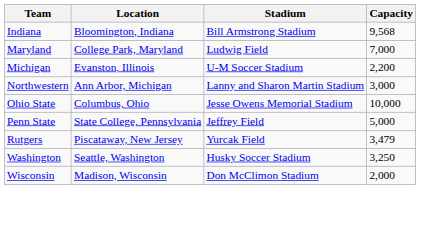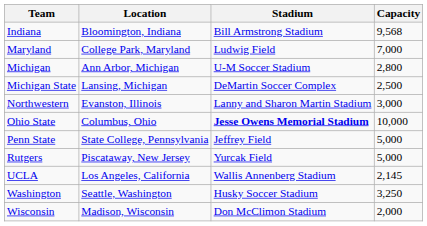(114, 67) Evanston, Illinois -> (130, 67) Ann Arbor, Michigan
(382, 67) 2,200 -> (389, 67) 2,800
+ row: (42, 85)
(123, 85) Ann Arbor, Michigan -> (121, 103) Evanston, Illinois
(279, 103) normal -> (291, 121) bold
(382, 139) 3,479 -> (389, 157) 5,000
+ row: (22, 175)
